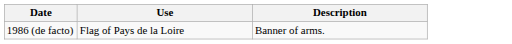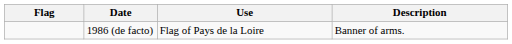+ column: (44, 13)
